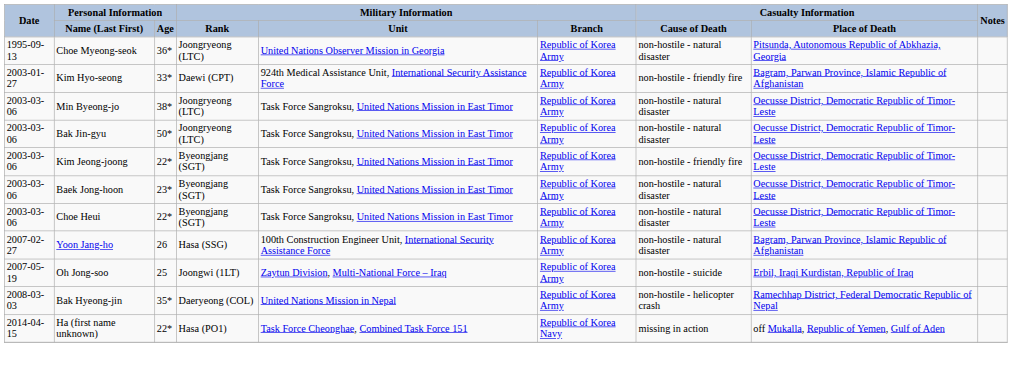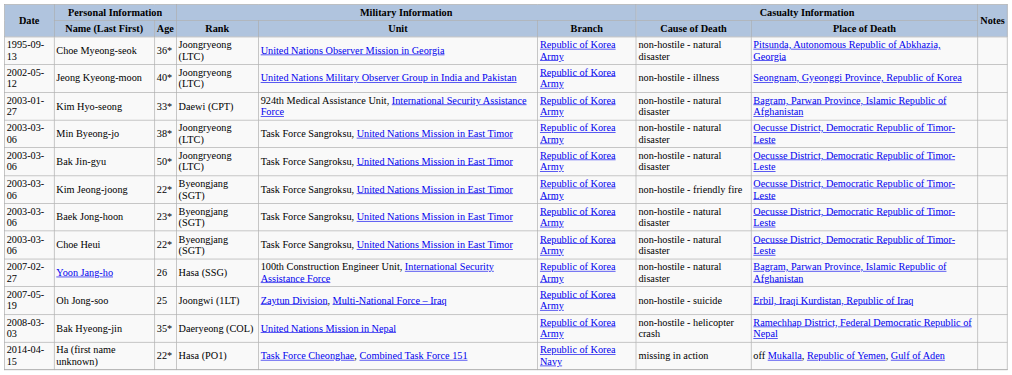+ row: (99, 78)
(690, 78) non-hostile - friendly fire -> (680, 106) non-hostile - natural disaster
